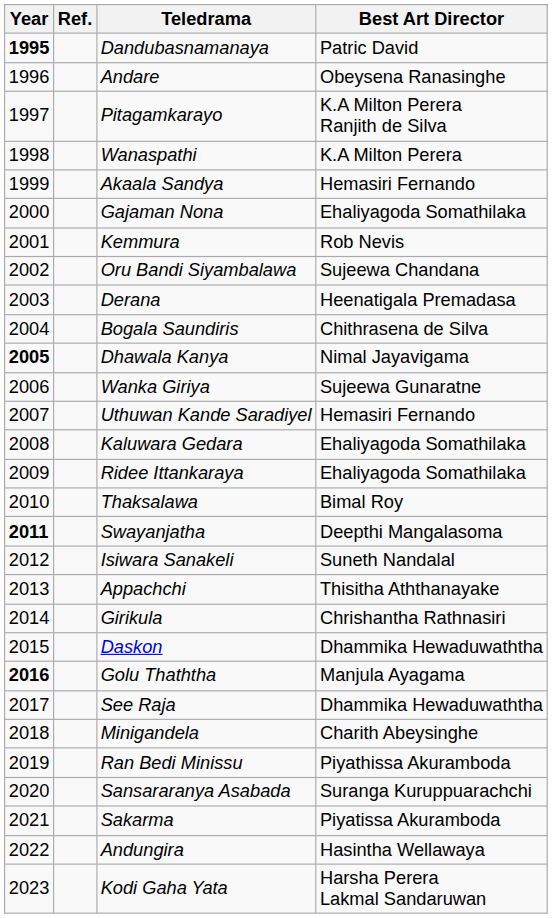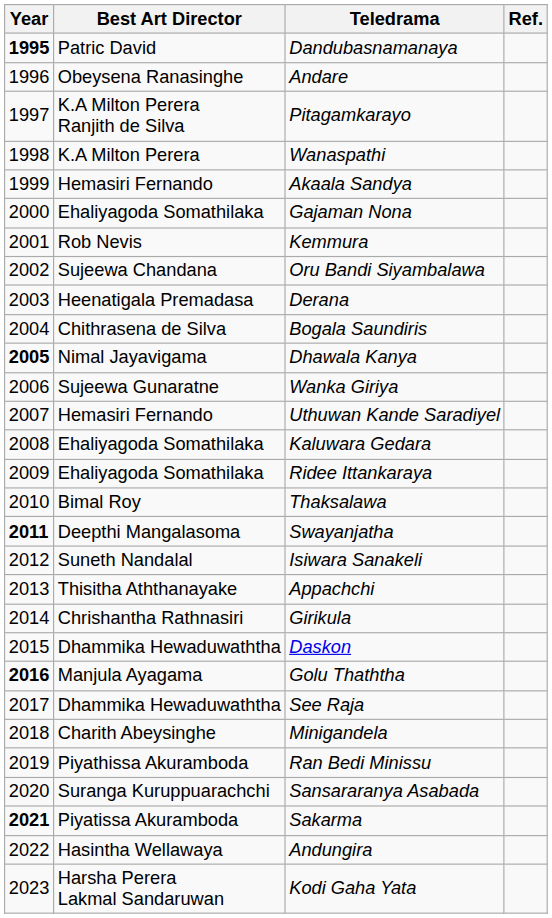columns swapped: (431, 18) <-> (75, 18)
(29, 820) normal -> (29, 820) bold
